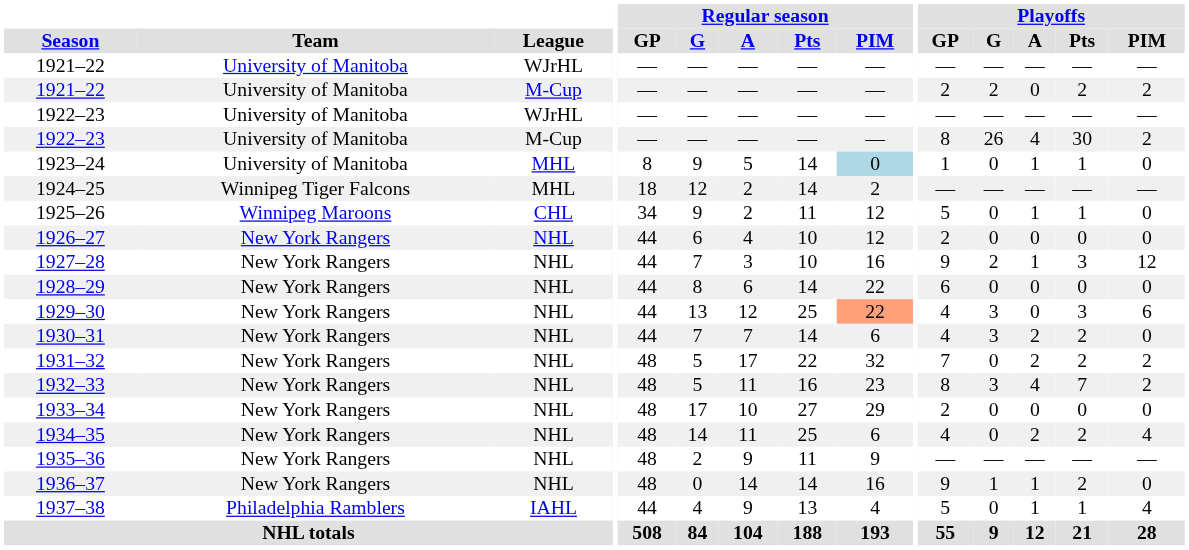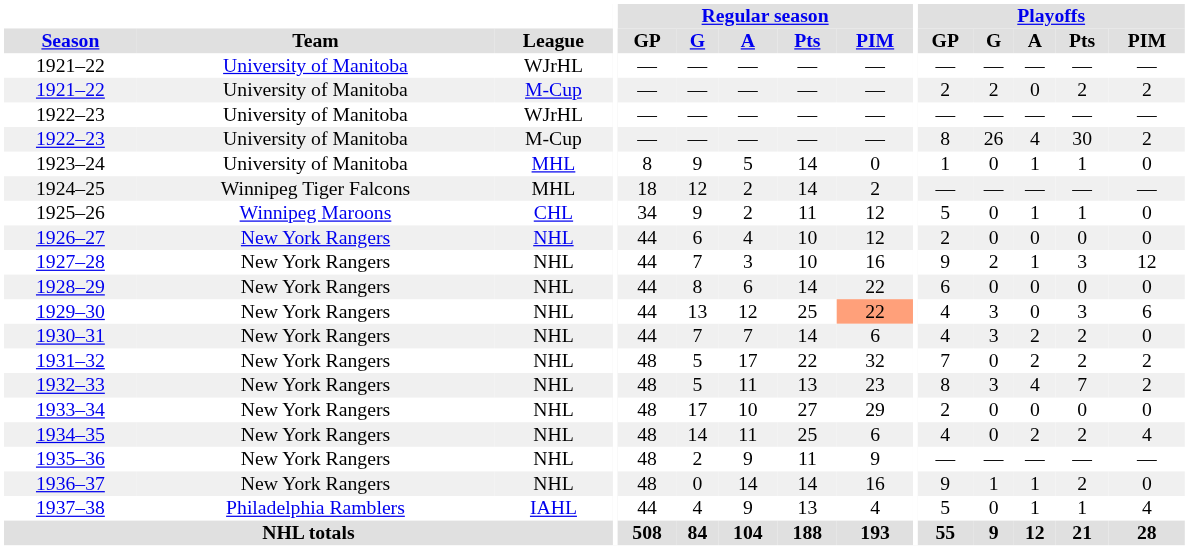(875, 163) lightblue background -> (875, 163) no background
(807, 385) 16 -> (807, 385) 13
